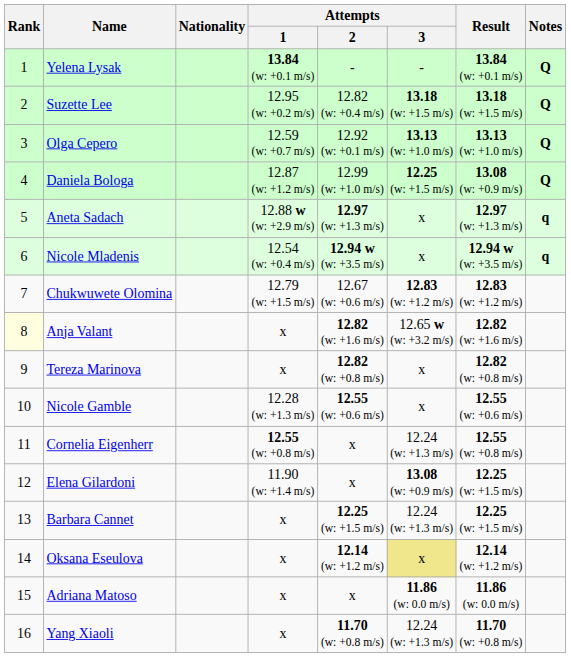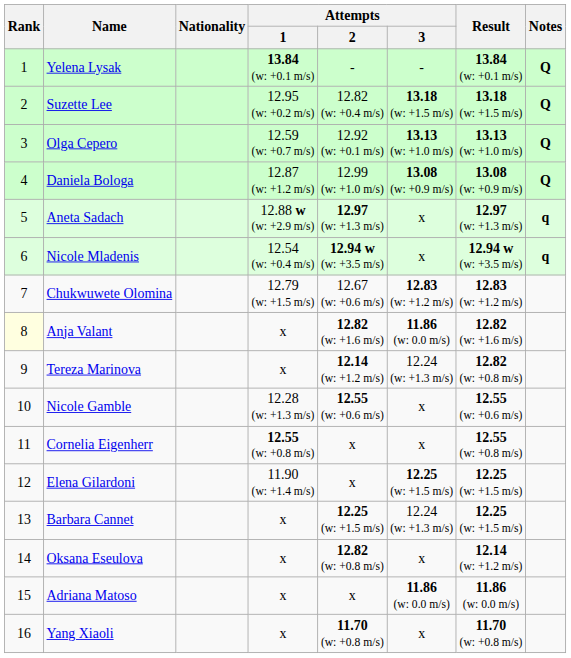(422, 180) 12.25 (w: +1.5 m/s) -> (422, 180) 13.08 (w: +0.9 m/s)
(422, 331) 12.65 w (w: +3.2 m/s) -> (422, 331) 11.86 (w: 0.0 m/s)
(352, 369) 12.82 (w: +0.8 m/s) -> (352, 369) 12.14 (w: +1.2 m/s)
(422, 369) x -> (422, 369) 12.24 (w: +1.3 m/s)
(422, 444) 12.24 (w: +1.3 m/s) -> (422, 444) x
(422, 482) 13.08 (w: +0.9 m/s) -> (422, 482) 12.25 (w: +1.5 m/s)
(352, 558) 12.14 (w: +1.2 m/s) -> (352, 558) 12.82 (w: +0.8 m/s)
(422, 558) khaki background -> (422, 558) no background
(422, 633) 12.24 (w: +1.3 m/s) -> (422, 633) x
